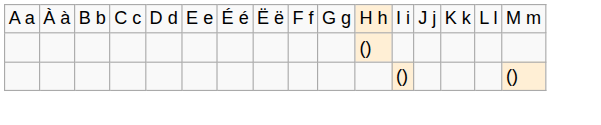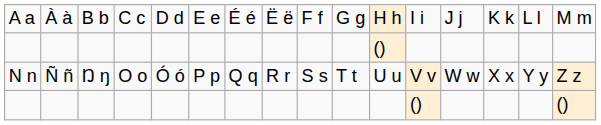+ row: (23, 76)
